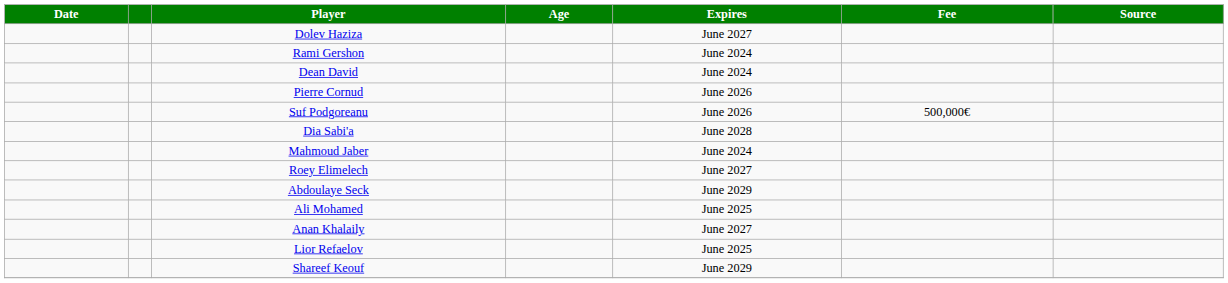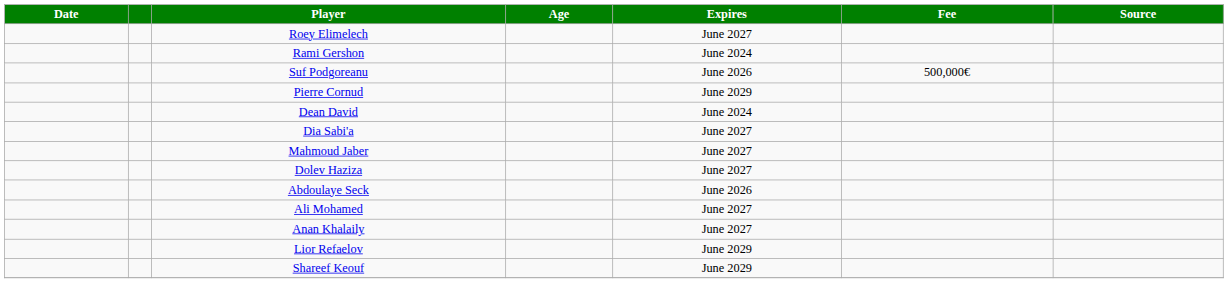rows swapped: (328, 170) <-> (328, 33)
rows swapped: (328, 72) <-> (328, 111)
(727, 92) June 2026 -> (727, 92) June 2029
(727, 131) June 2028 -> (727, 131) June 2027
(727, 151) June 2024 -> (727, 151) June 2027
(727, 190) June 2029 -> (727, 190) June 2026
(727, 209) June 2025 -> (727, 209) June 2027
(727, 248) June 2025 -> (727, 248) June 2029
